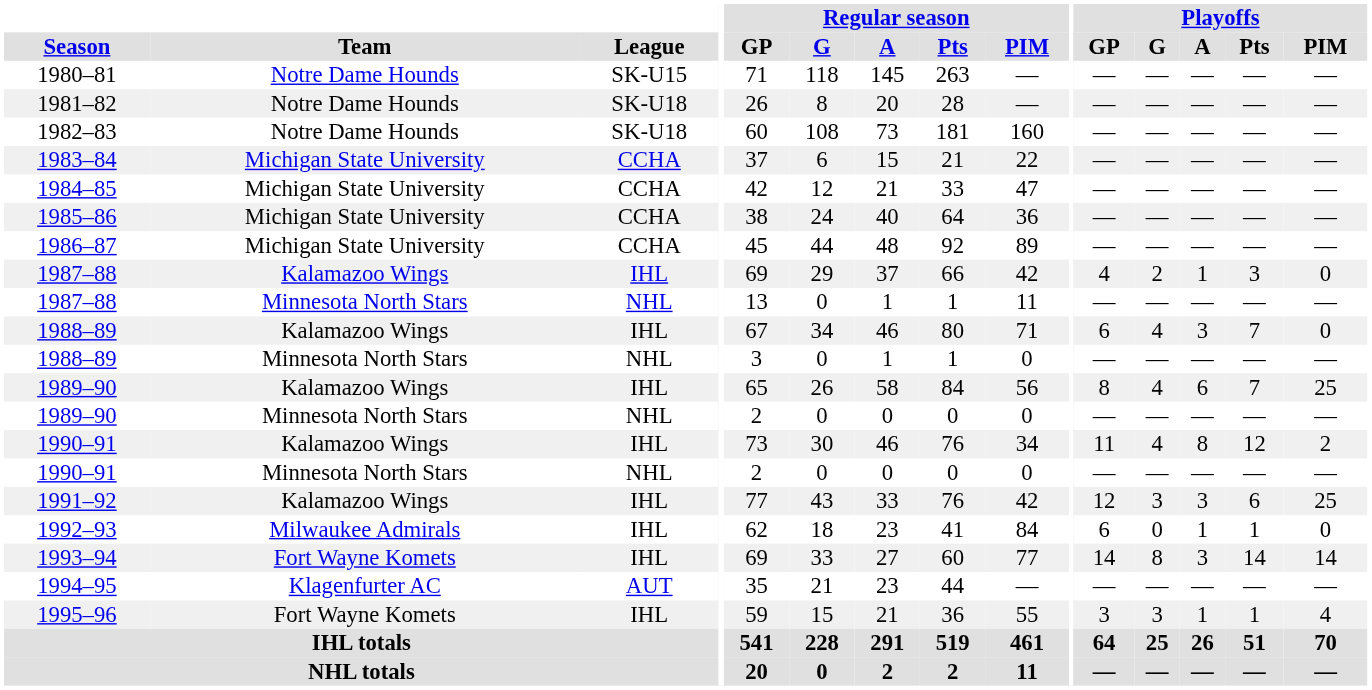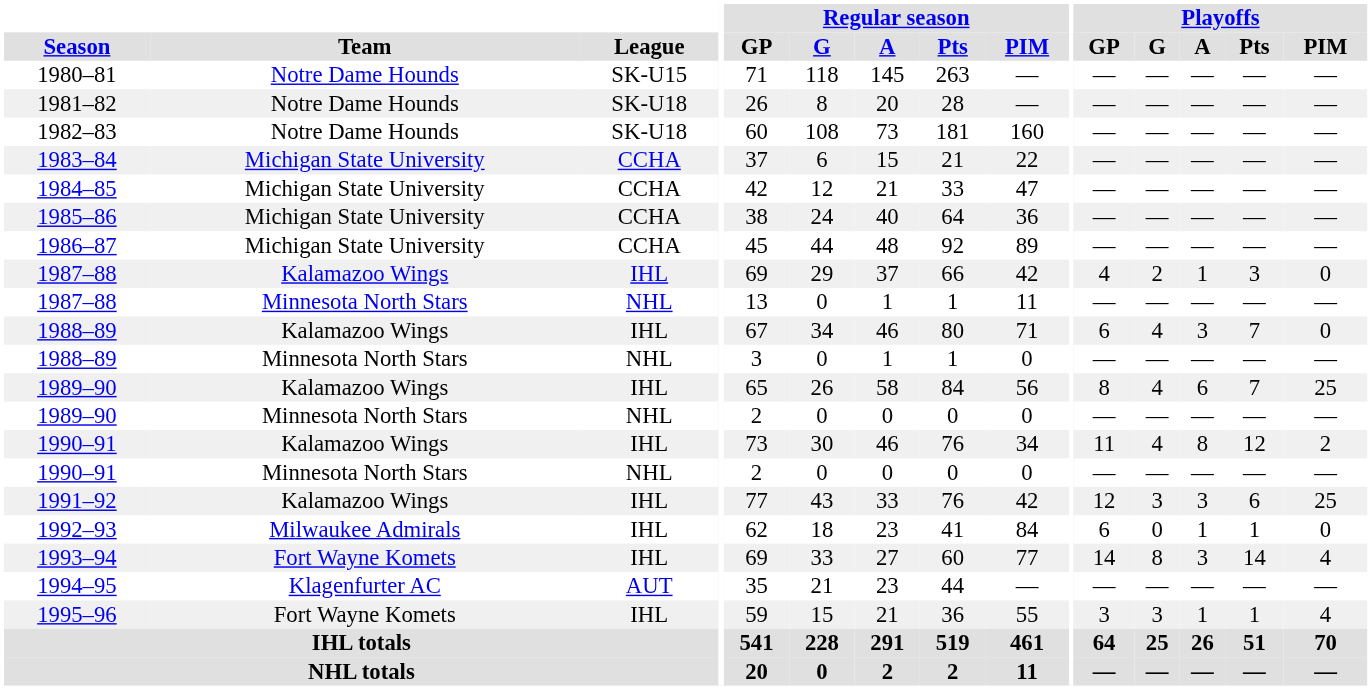(1325, 557) 14 -> (1325, 557) 4
